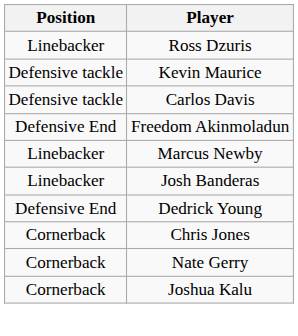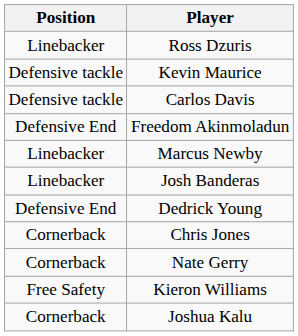+ row: (210, 289)
